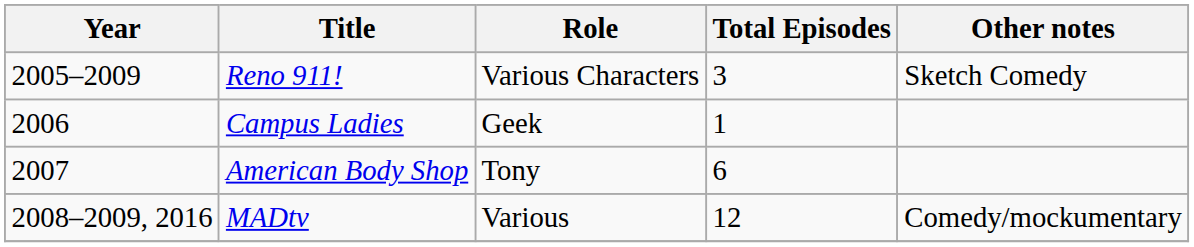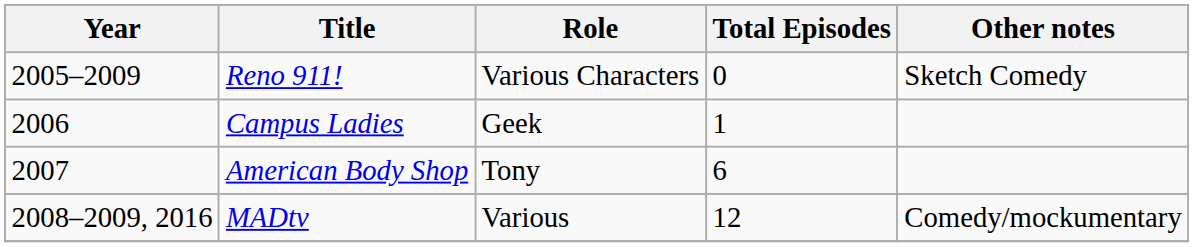(720, 75) 3 -> (720, 75) 0
